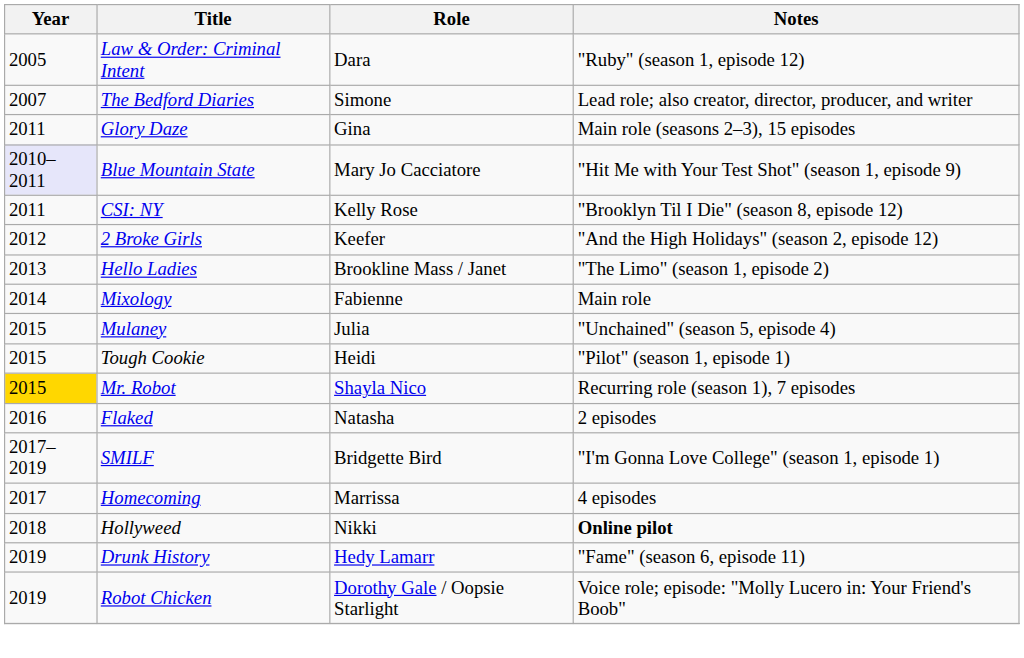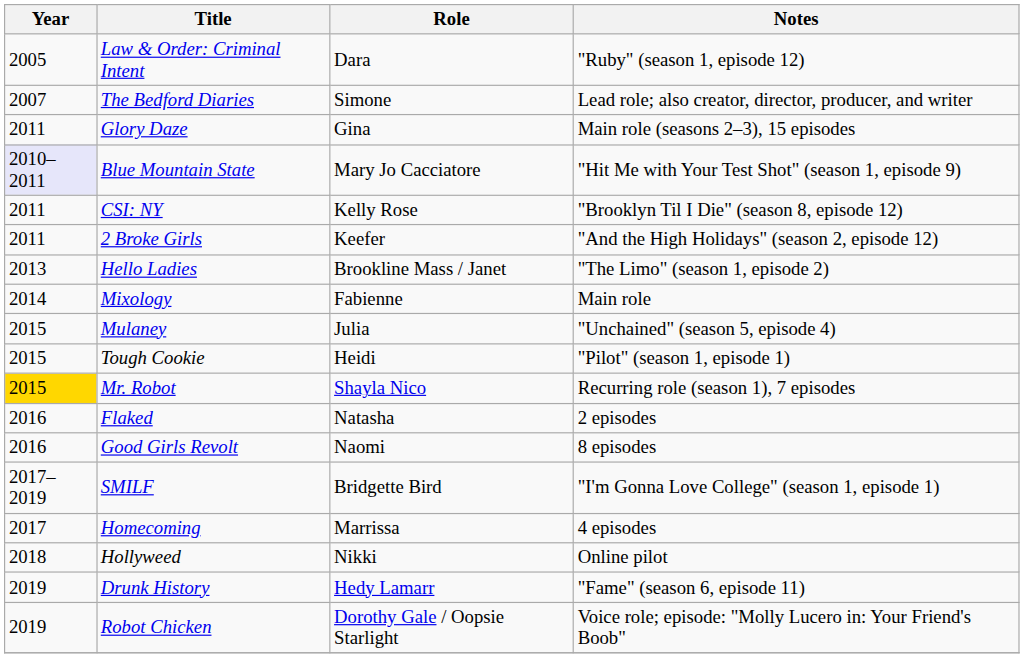(28, 239) 2012 -> (27, 239) 2011
+ row: (169, 447)
(625, 527) bold -> (623, 557) normal
